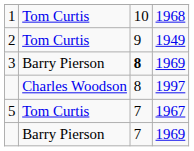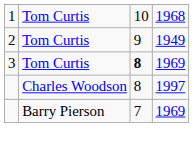(63, 63) Barry Pierson -> (56, 63) Tom Curtis
- row: (12, 110)
